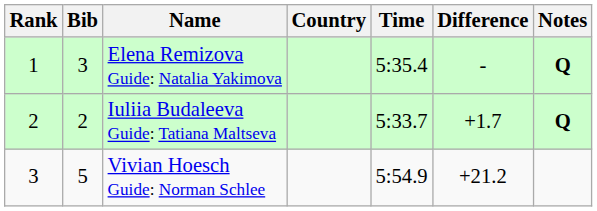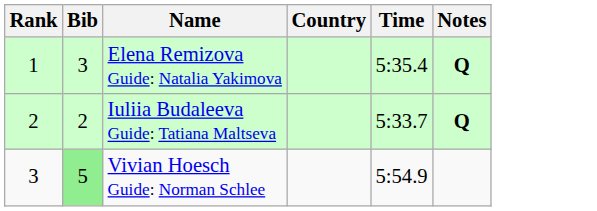- column: (483, 20)
(83, 177) no background -> (83, 177) lightgreen background
